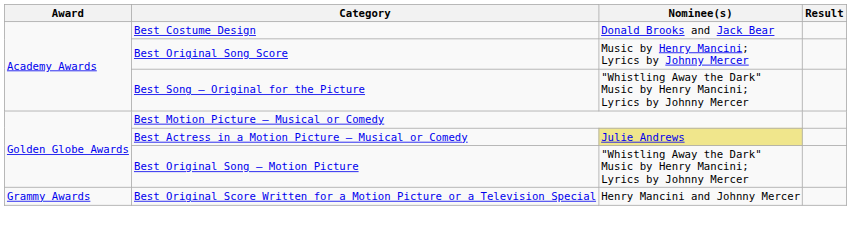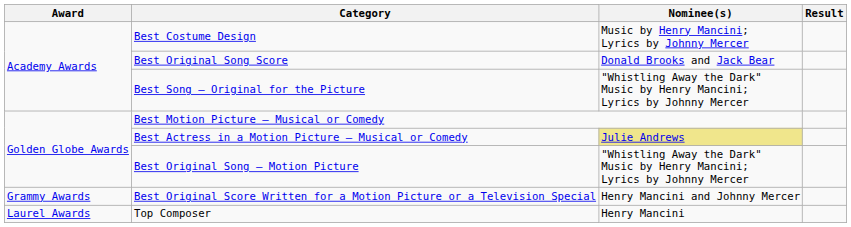(688, 30) Donald Brooks and Jack Bear -> (675, 37) Music by Henry Mancini; Lyrics by Johnny Mercer
(675, 54) Music by Henry Mancini; Lyrics by Johnny Mercer -> (688, 60) Donald Brooks and Jack Bear
+ row: (172, 214)
